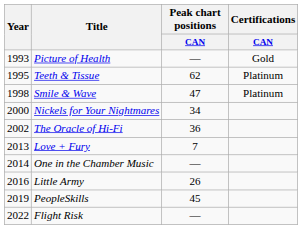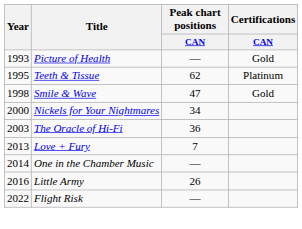(263, 93) Platinum -> (263, 93) Gold
(18, 128) 2002 -> (18, 128) 2003
- row: (61, 198)
